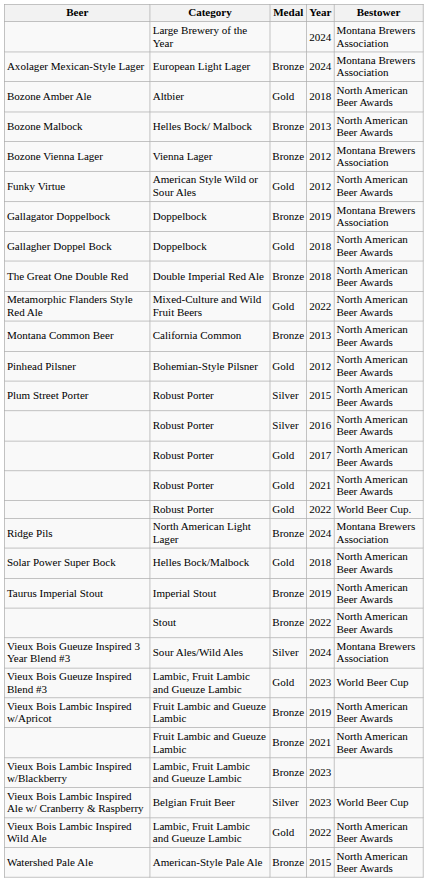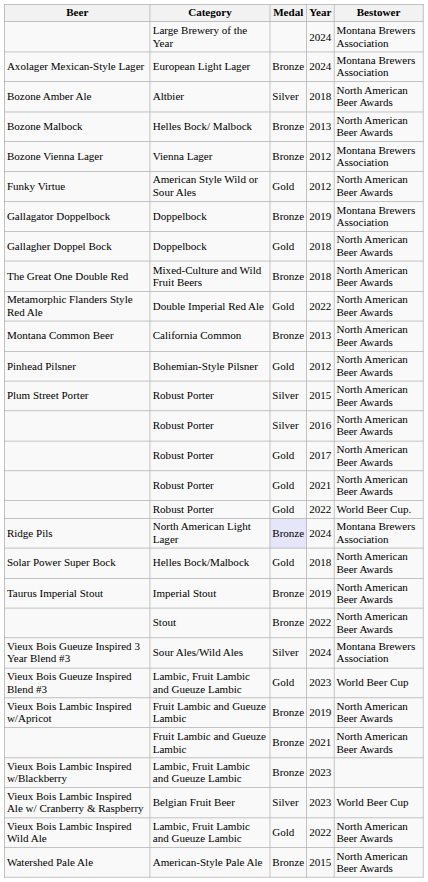(283, 96) Gold -> (285, 96) Silver
(208, 276) Double Imperial Red Ale -> (207, 276) Mixed-Culture and Wild Fruit Beers
(207, 306) Mixed-Culture and Wild Fruit Beers -> (208, 306) Double Imperial Red Ale
(288, 533) no background -> (288, 533) lavender background
